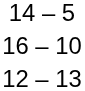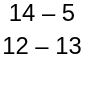- row: (42, 46)
